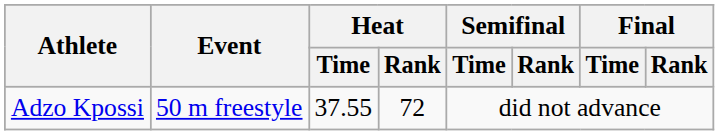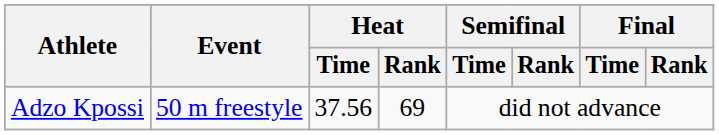(343, 108) 37.55 -> (343, 108) 37.56
(412, 108) 72 -> (412, 108) 69
